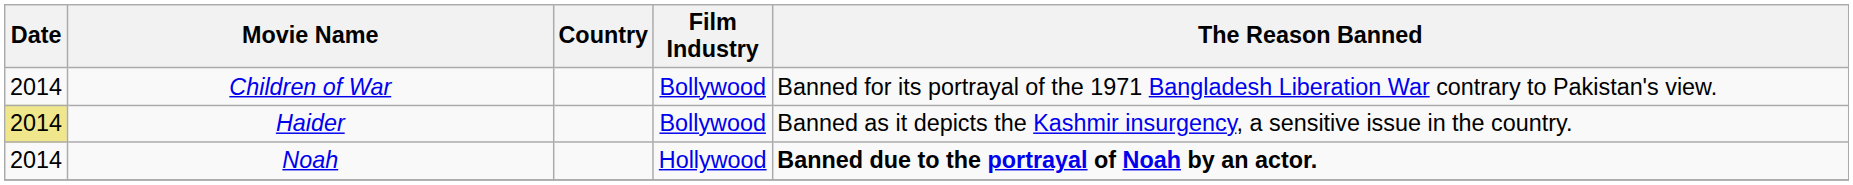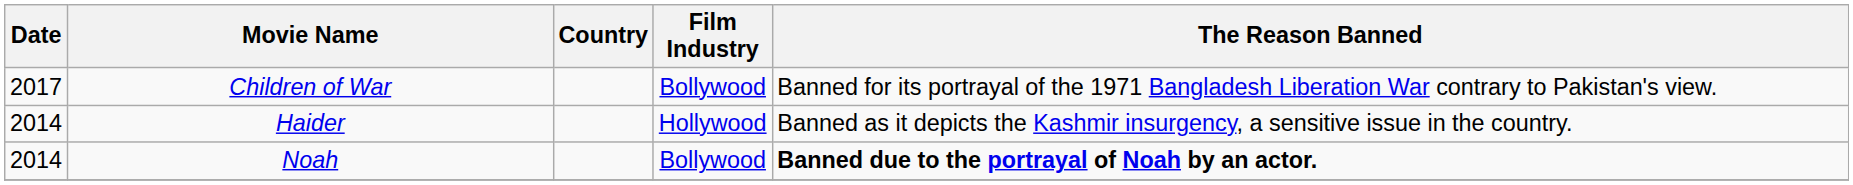(36, 86) 2014 -> (36, 86) 2017
(36, 123) khaki background -> (36, 123) no background
(713, 123) Bollywood -> (713, 123) Hollywood
(713, 160) Hollywood -> (713, 160) Bollywood
